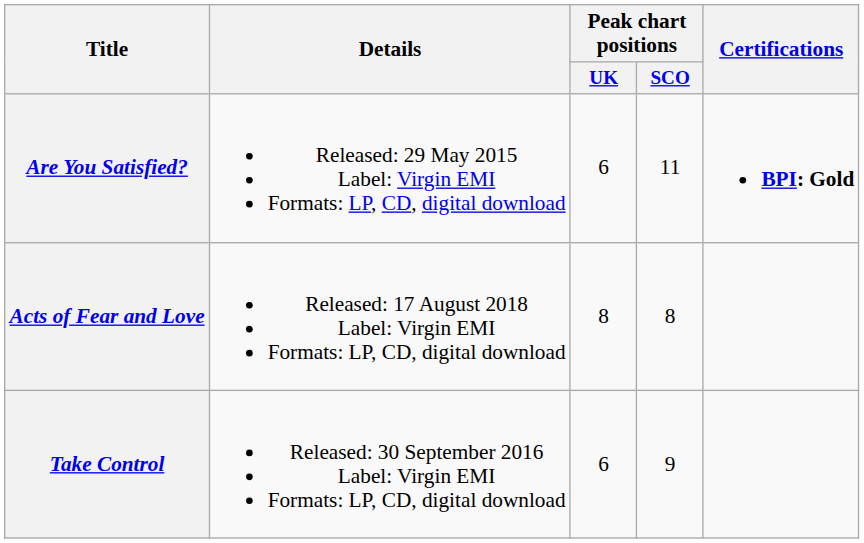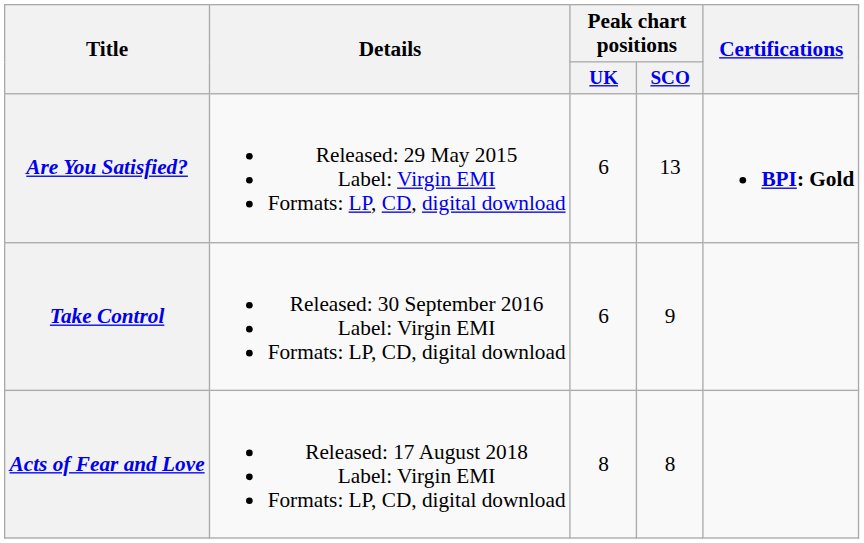(670, 167) 11 -> (670, 167) 13
rows swapped: (107, 464) <-> (107, 315)
